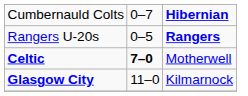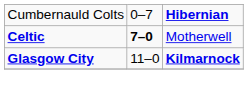- row: (53, 36)
(199, 79) normal -> (203, 58) bold
